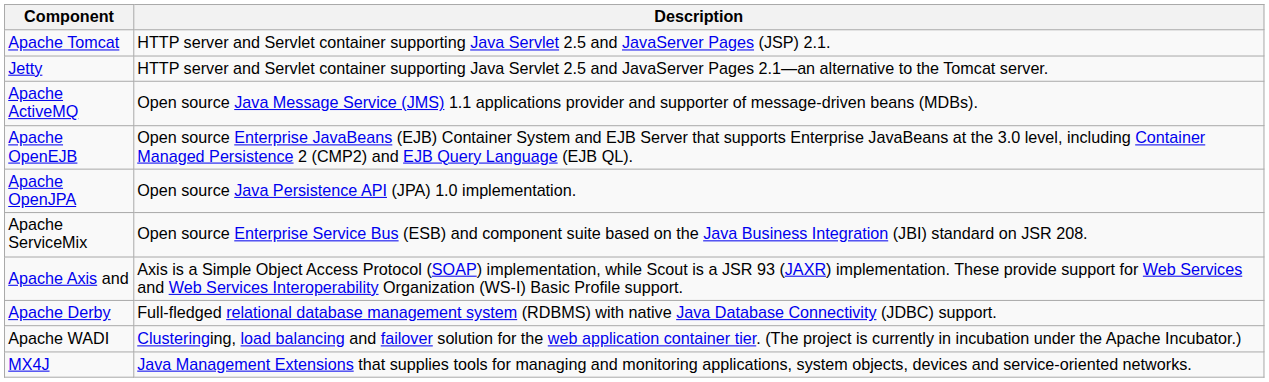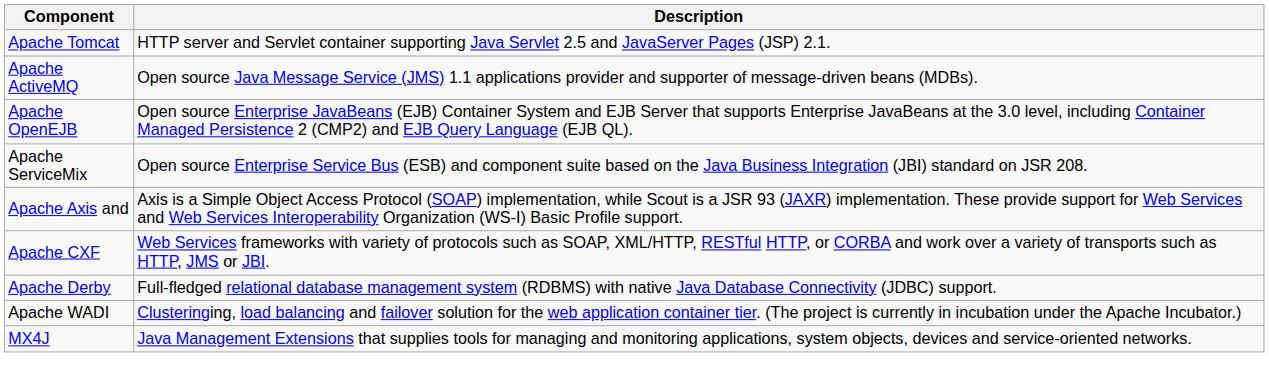- row: (25, 68)
- row: (42, 190)
+ row: (54, 252)
